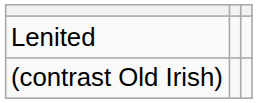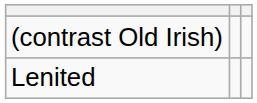rows swapped: (53, 36) <-> (117, 77)
